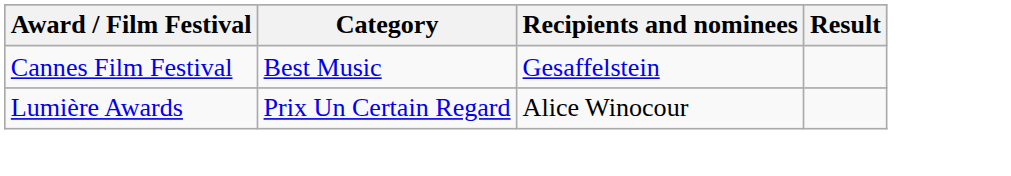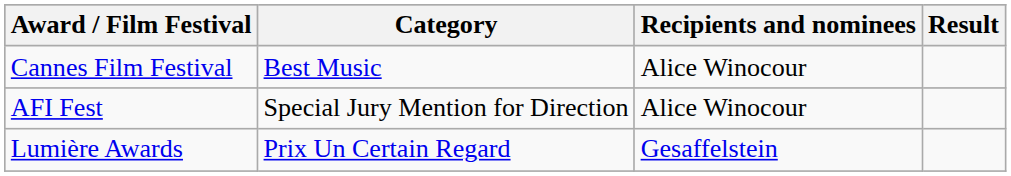(591, 66) Gesaffelstein -> (724, 66) Alice Winocour
+ row: (57, 107)
(605, 107) Alice Winocour -> (709, 149) Gesaffelstein
